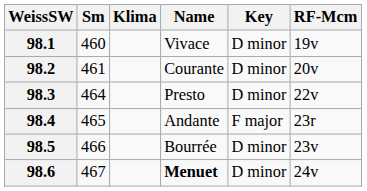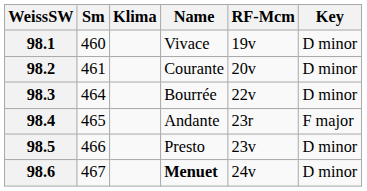columns swapped: (259, 17) <-> (326, 17)
(185, 95) Presto -> (190, 95) Bourrée
(190, 146) Bourrée -> (185, 146) Presto
